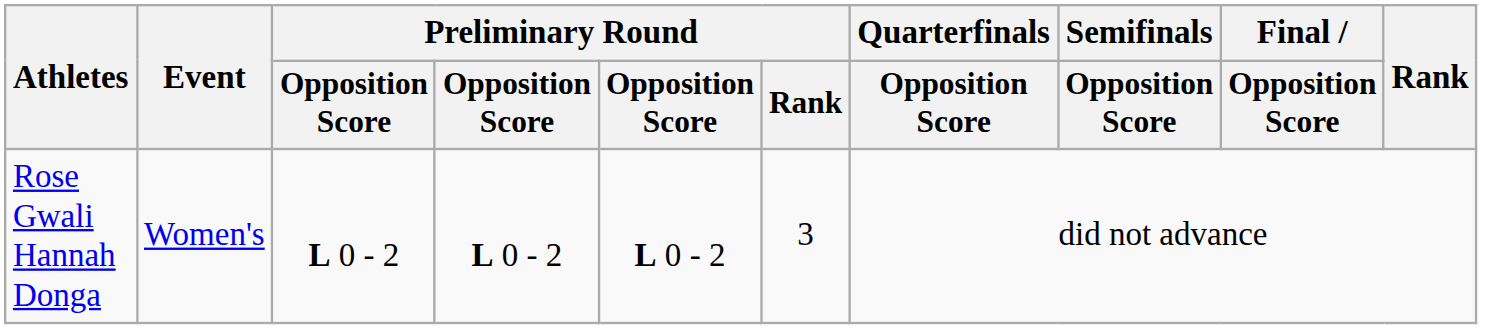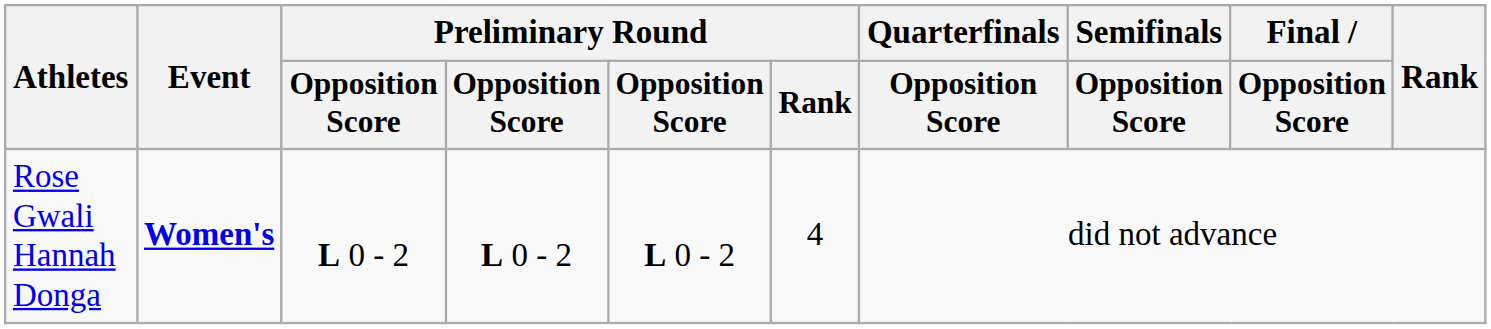(204, 235) normal -> (209, 235) bold
(806, 235) 3 -> (815, 235) 4
